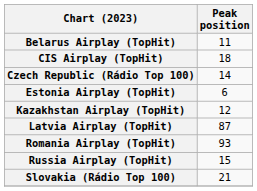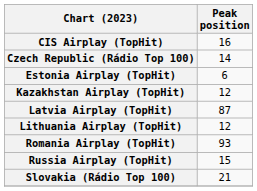- row: (101, 42)
(225, 59) 18 -> (225, 42) 16
+ row: (101, 127)
